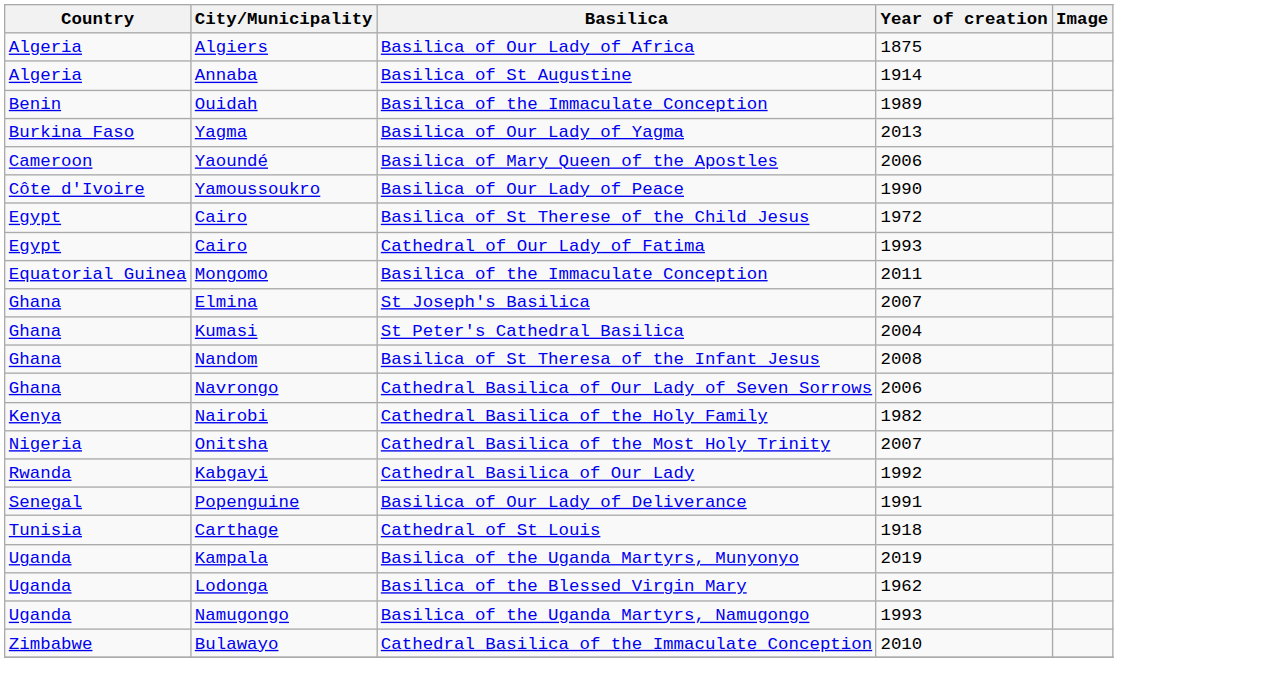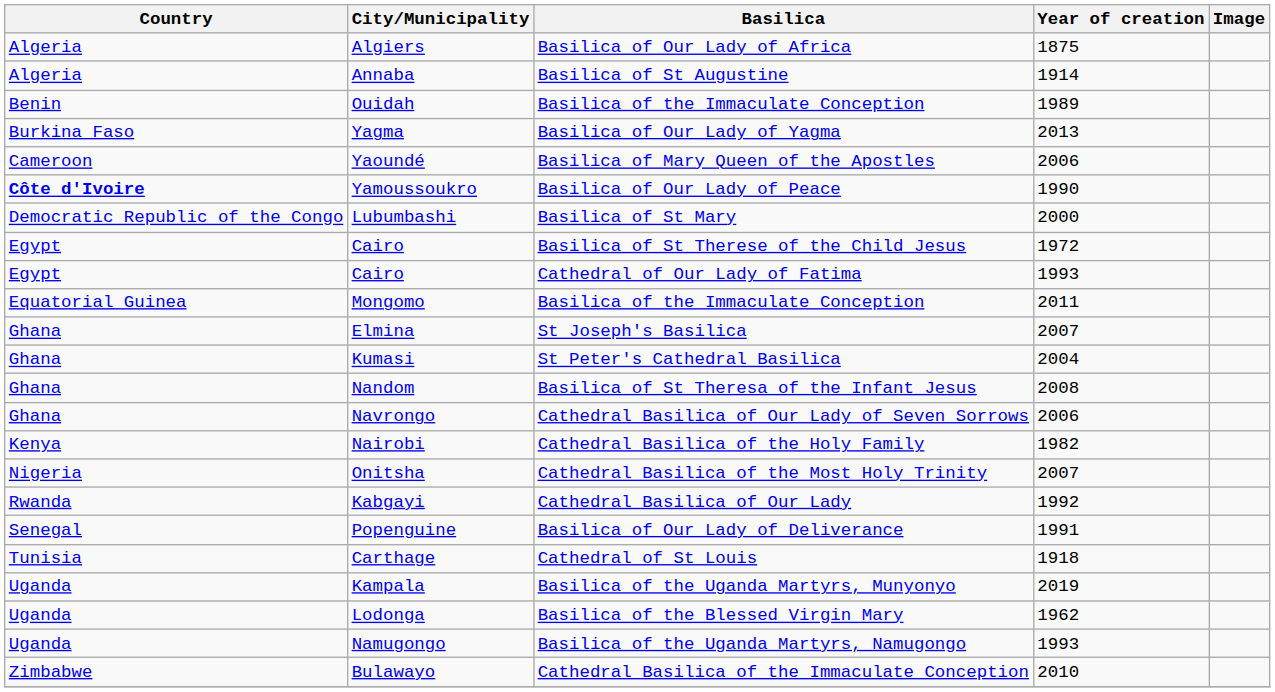(77, 189) normal -> (77, 189) bold
+ row: (404, 218)
